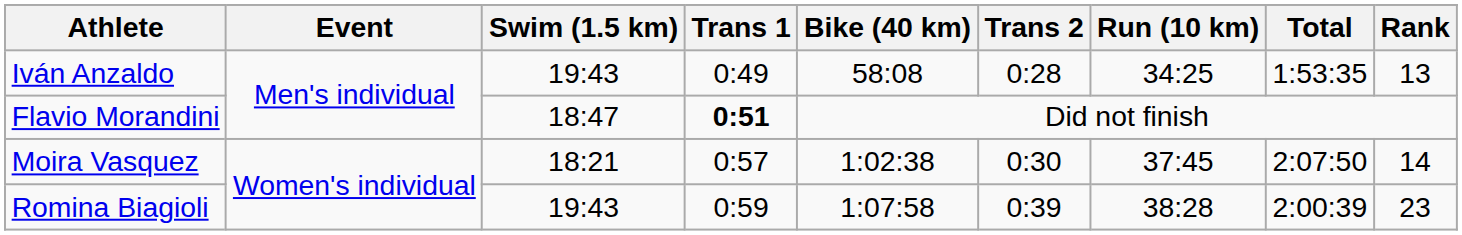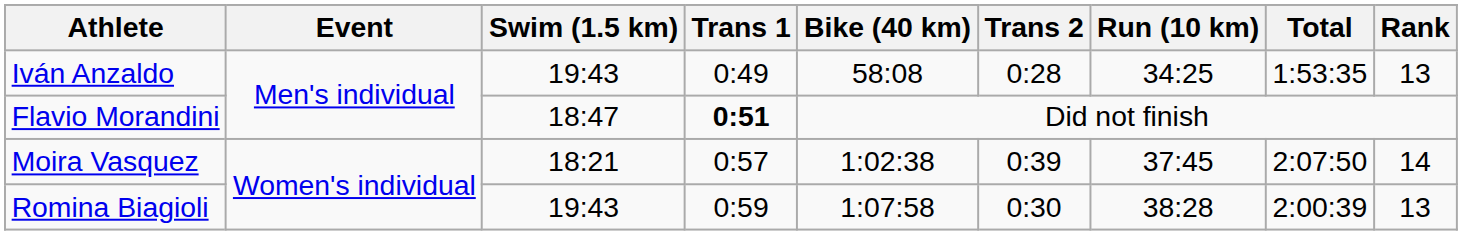(1034, 162) 0:30 -> (1034, 162) 0:39
(1034, 207) 0:39 -> (1034, 207) 0:30
(1415, 207) 23 -> (1415, 207) 13
